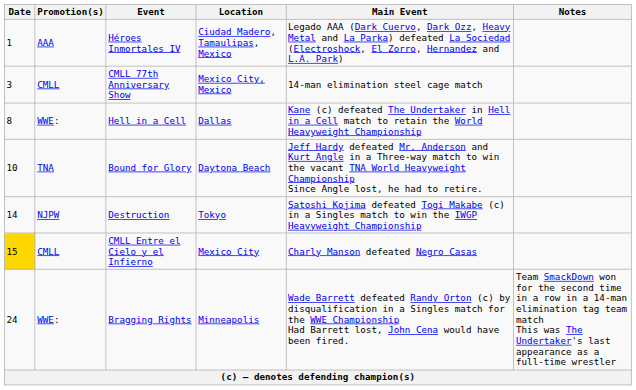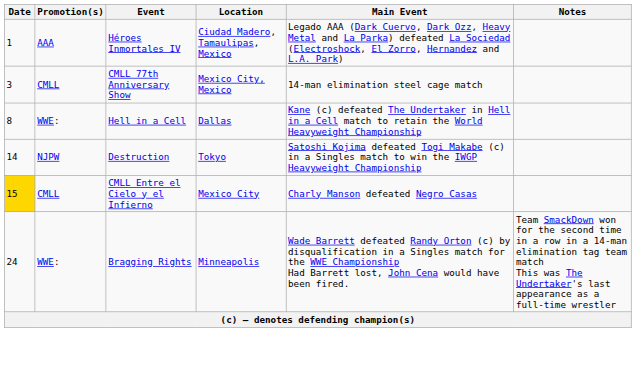- row: (150, 168)
